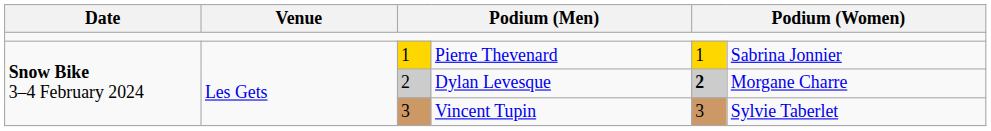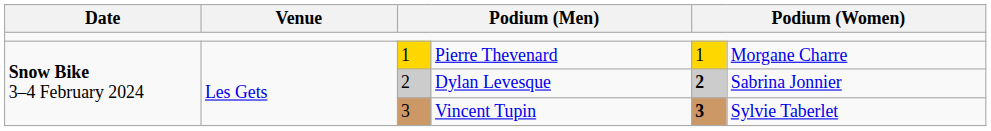(786, 54) Sabrina Jonnier -> (789, 54) Morgane Charre
(789, 83) Morgane Charre -> (786, 83) Sabrina Jonnier
(700, 111) normal -> (700, 111) bold
